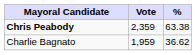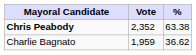(143, 27) 2,359 -> (143, 27) 2,352
